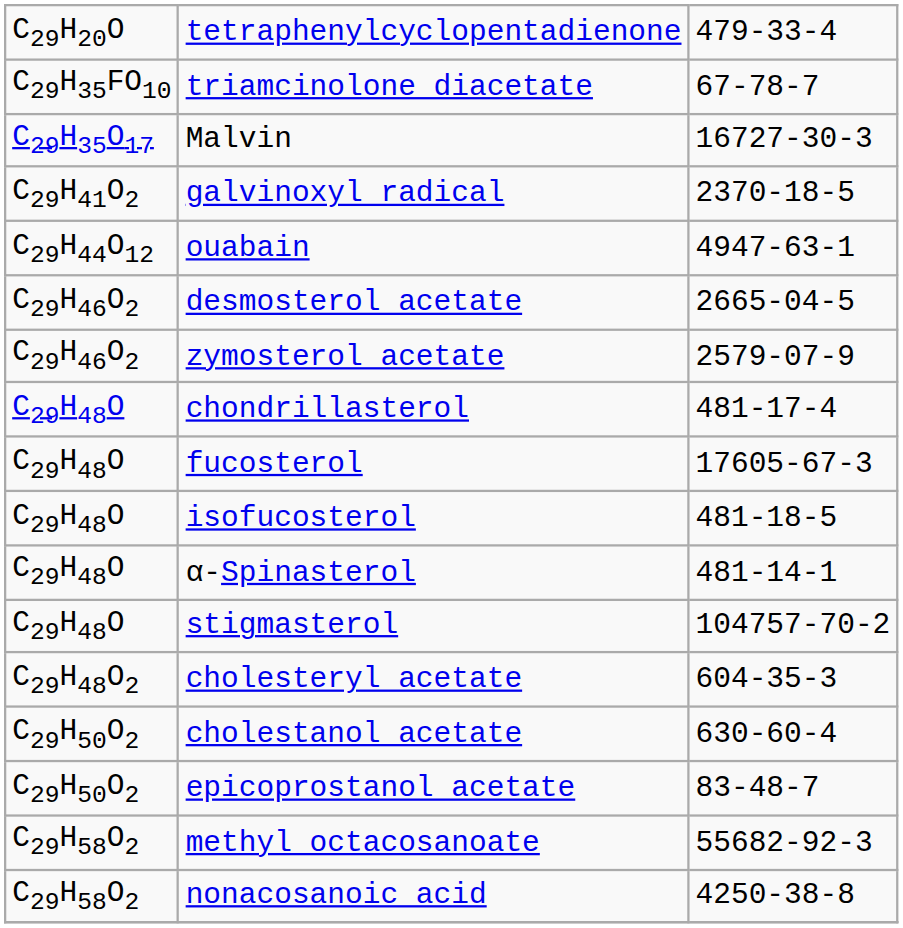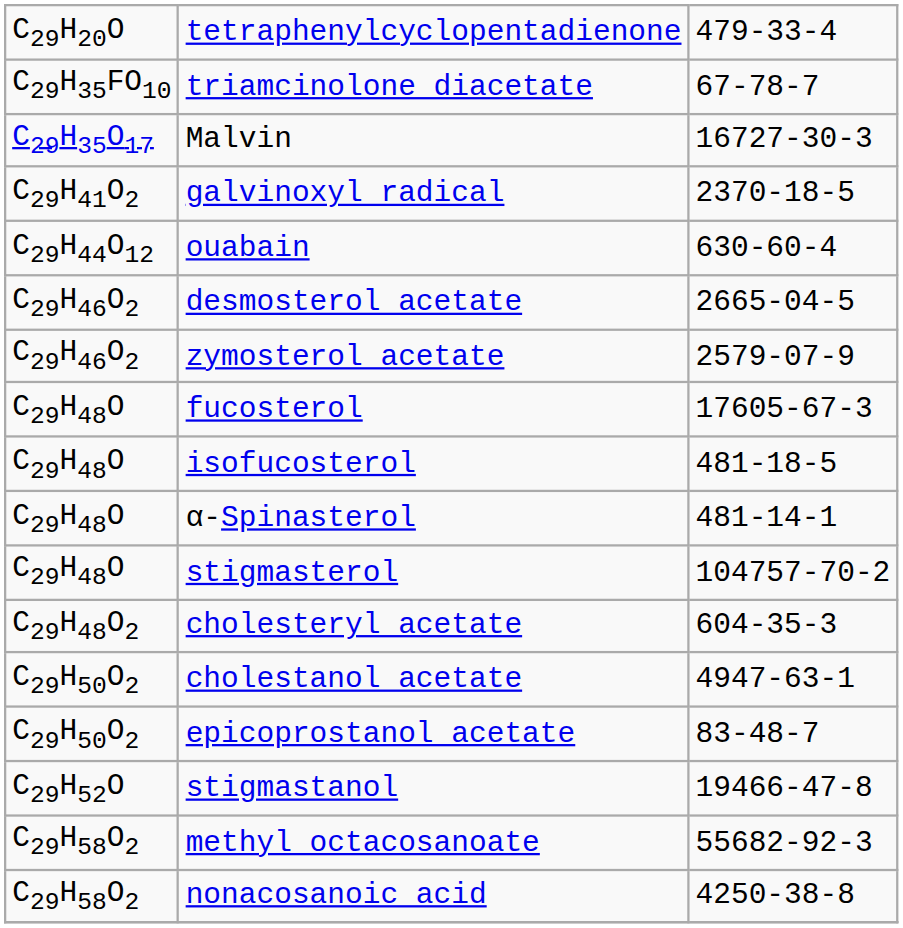(775, 248) 4947-63-1 -> (766, 248) 630-60-4
- row: (327, 410)
(766, 734) 630-60-4 -> (775, 680) 4947-63-1
+ row: (292, 788)
